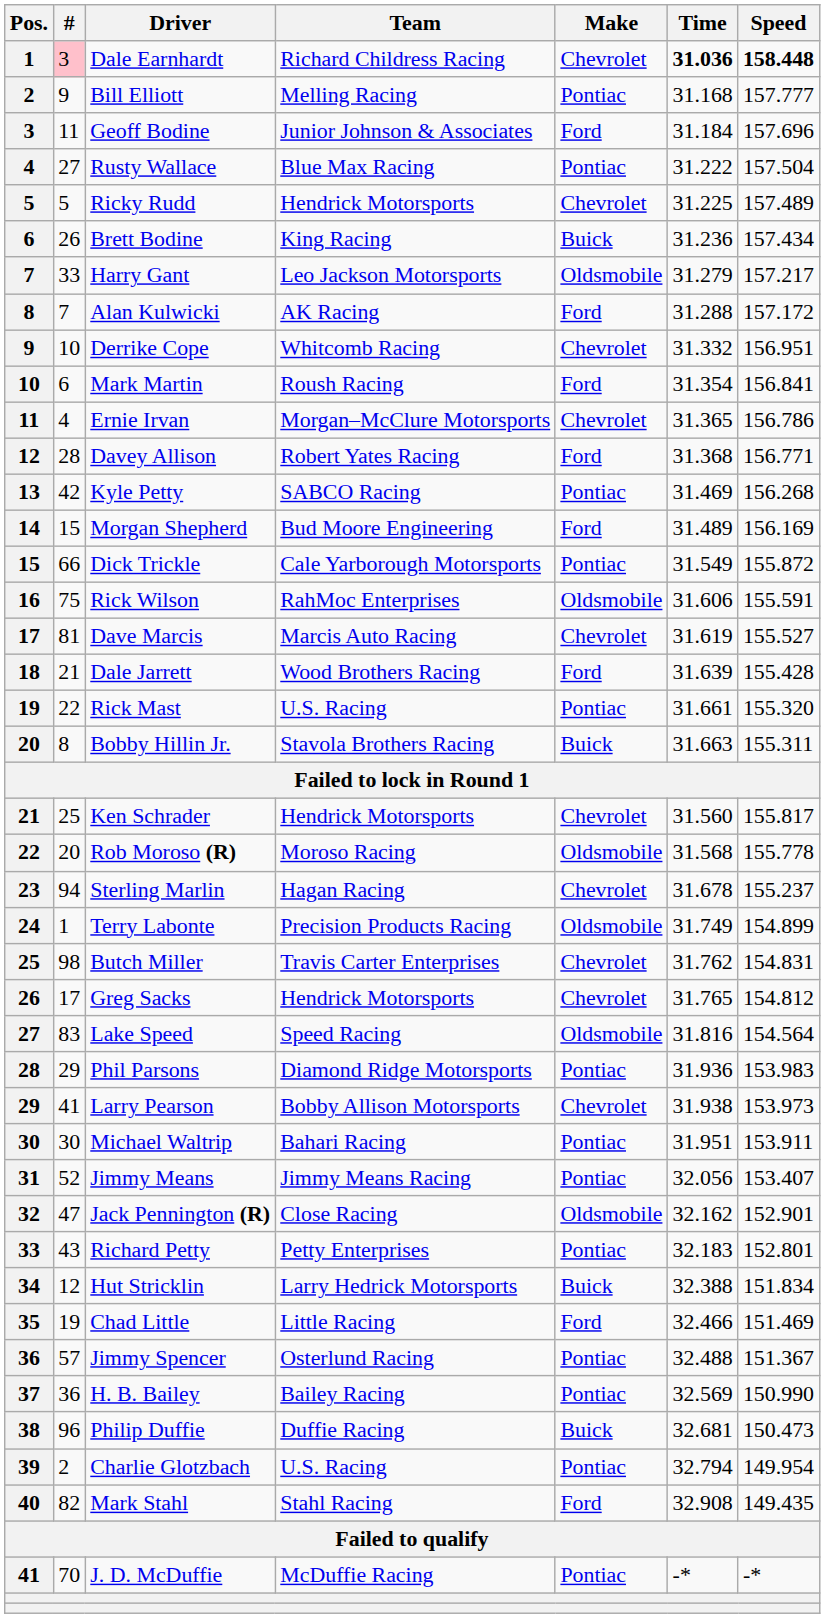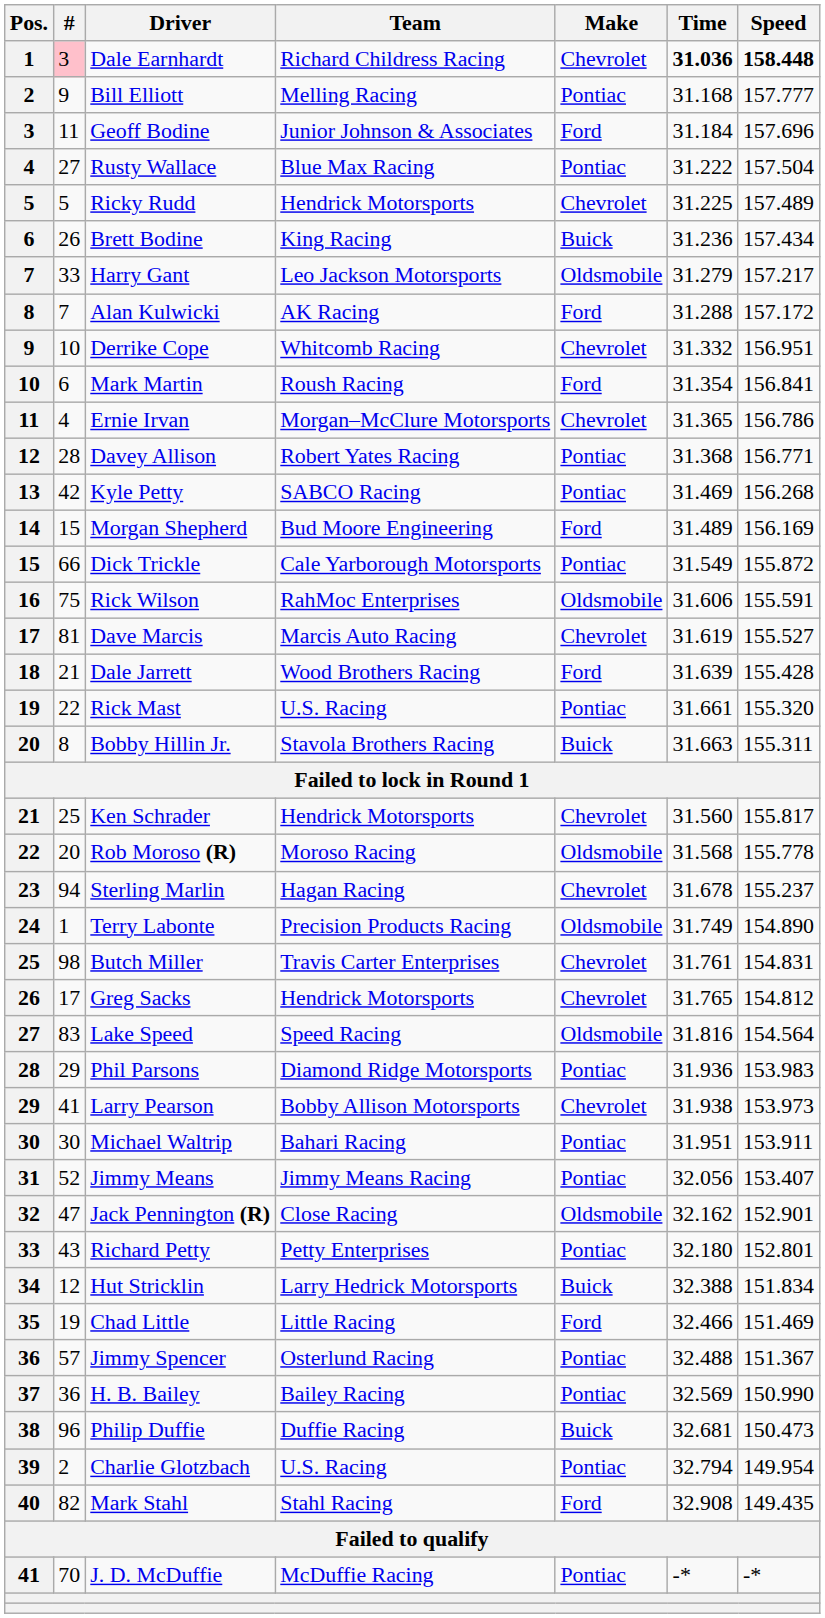(581, 455) Ford -> (593, 455) Pontiac
(778, 924) 154.899 -> (778, 924) 154.890
(703, 961) 31.762 -> (703, 961) 31.761
(703, 1249) 32.183 -> (703, 1249) 32.180
